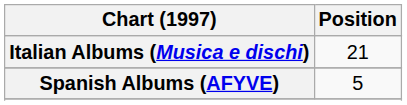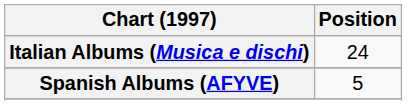(358, 51) 21 -> (358, 51) 24
